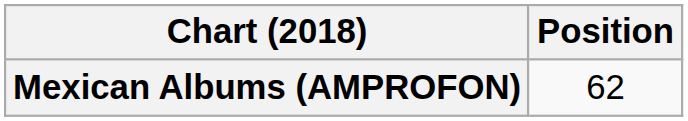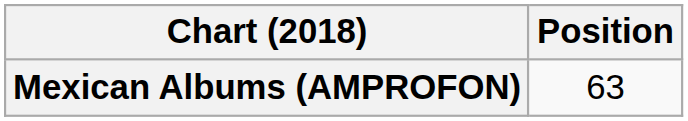(606, 87) 62 -> (606, 87) 63
